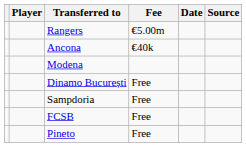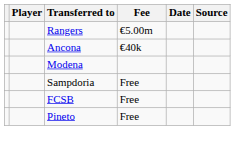- row: (87, 82)
